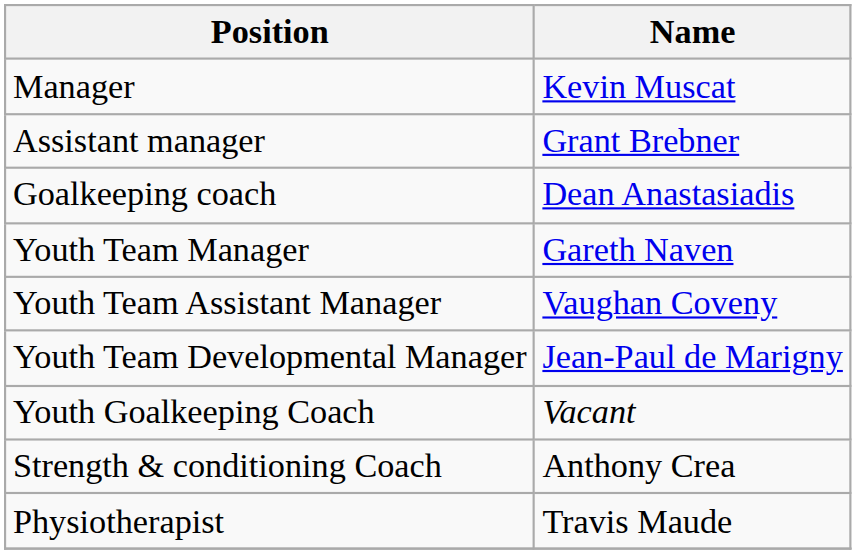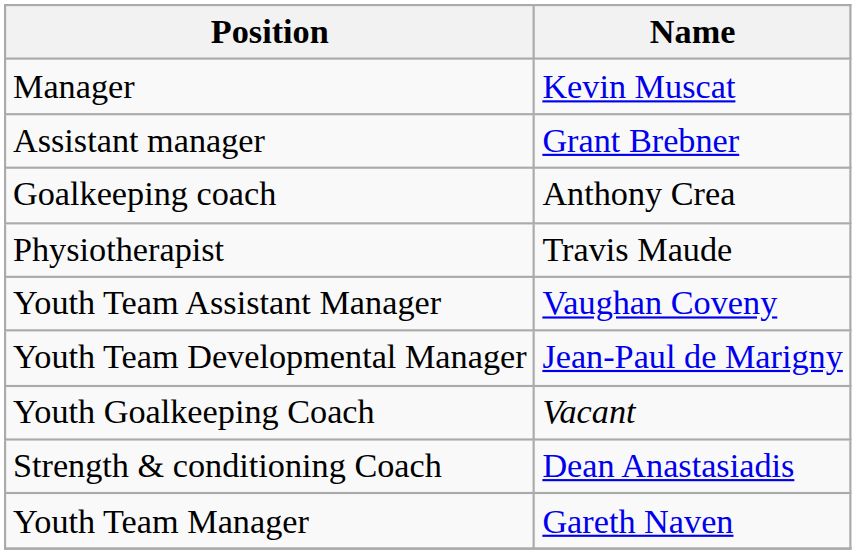(668, 194) Dean Anastasiadis -> (639, 194) Anthony Crea
rows swapped: (161, 248) <-> (119, 520)
(639, 466) Anthony Crea -> (668, 466) Dean Anastasiadis
